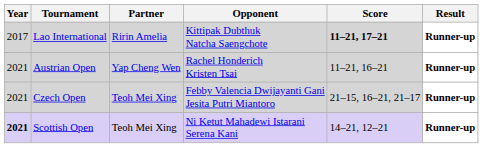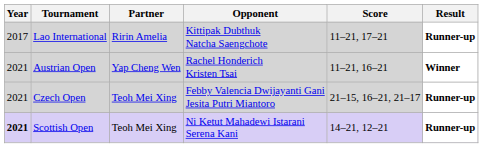(359, 37) bold -> (359, 37) normal
(450, 67) Runner-up -> (443, 67) Winner
